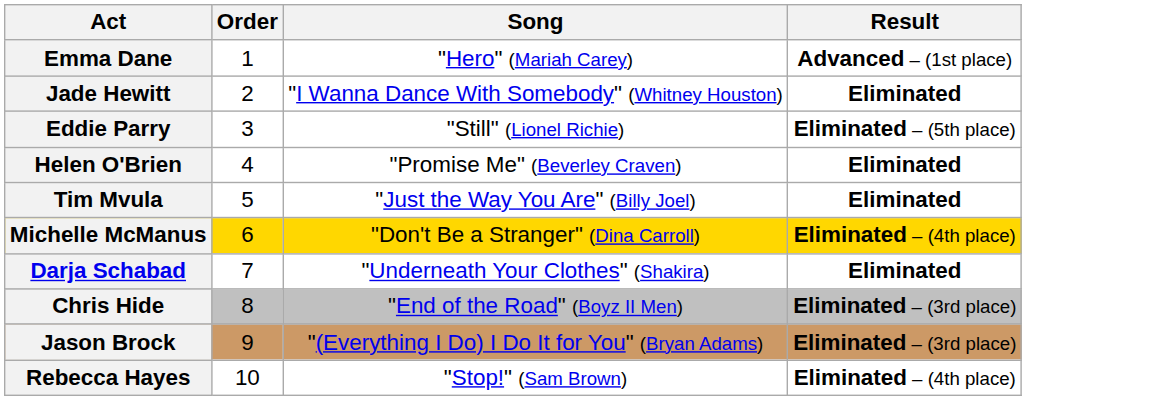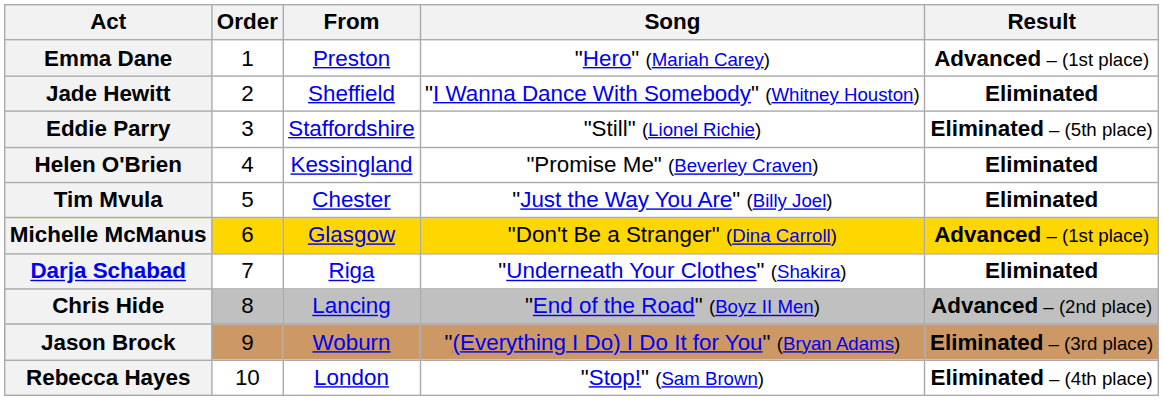+ column: (351, 22)
(905, 235) Eliminated – (4th place) -> (1042, 235) Advanced – (1st place)
(905, 306) Eliminated – (3rd place) -> (1042, 306) Advanced – (2nd place)
